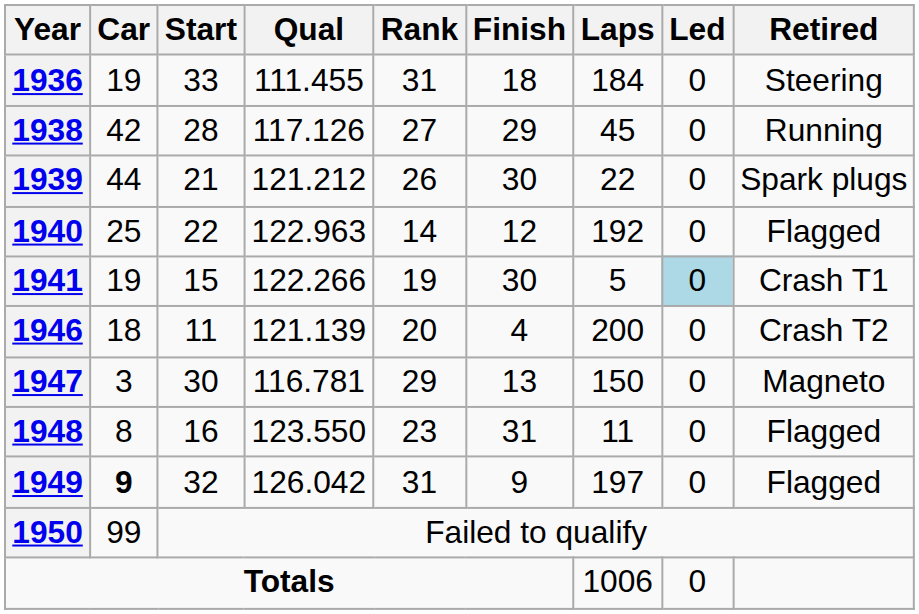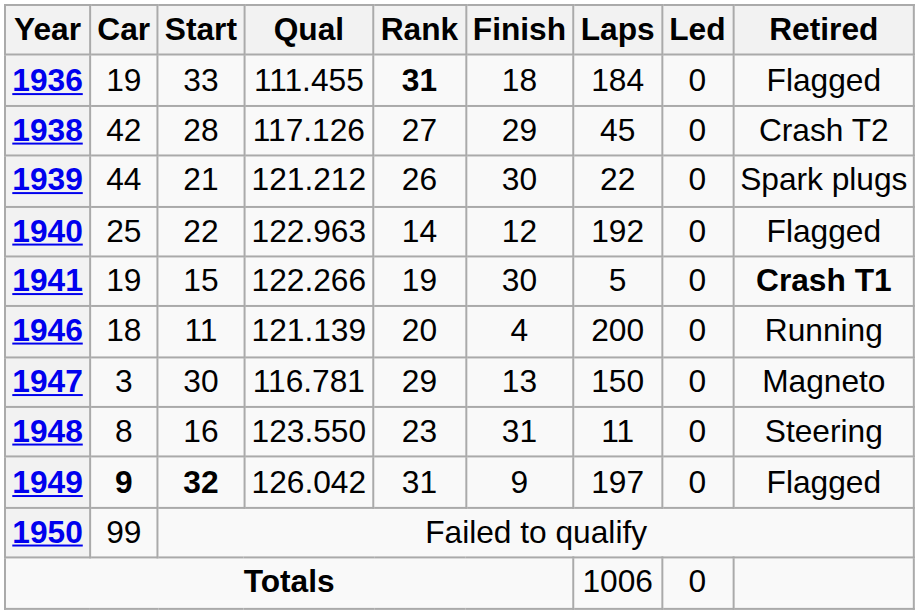(419, 79) normal -> (419, 79) bold
(824, 79) Steering -> (824, 79) Flagged
(824, 130) Running -> (824, 130) Crash T2
(697, 280) lightblue background -> (697, 280) no background
(824, 280) normal -> (824, 280) bold
(824, 331) Crash T2 -> (824, 331) Running
(824, 431) Flagged -> (824, 431) Steering
(201, 481) normal -> (201, 481) bold
